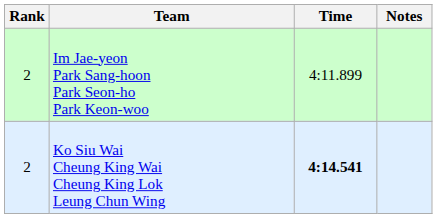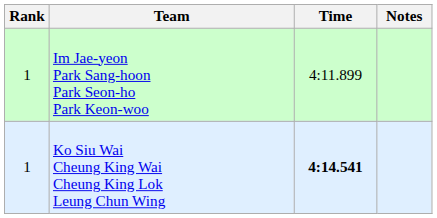(27, 74) 2 -> (27, 74) 1
(27, 167) 2 -> (27, 167) 1
